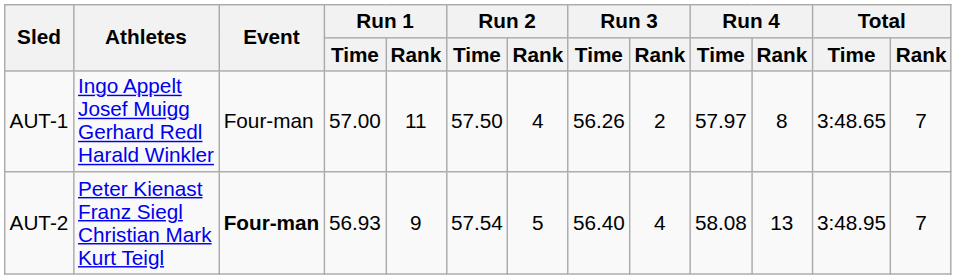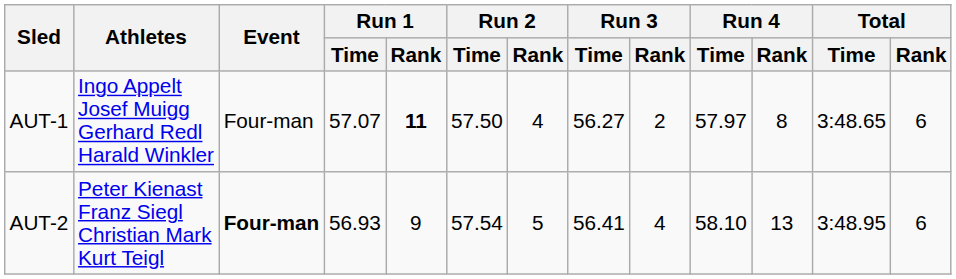(355, 122) 57.00 -> (355, 122) 57.07
(416, 122) normal -> (416, 122) bold
(599, 122) 56.26 -> (599, 122) 56.27
(921, 122) 7 -> (921, 122) 6
(599, 223) 56.40 -> (599, 223) 56.41
(721, 223) 58.08 -> (721, 223) 58.10
(921, 223) 7 -> (921, 223) 6
